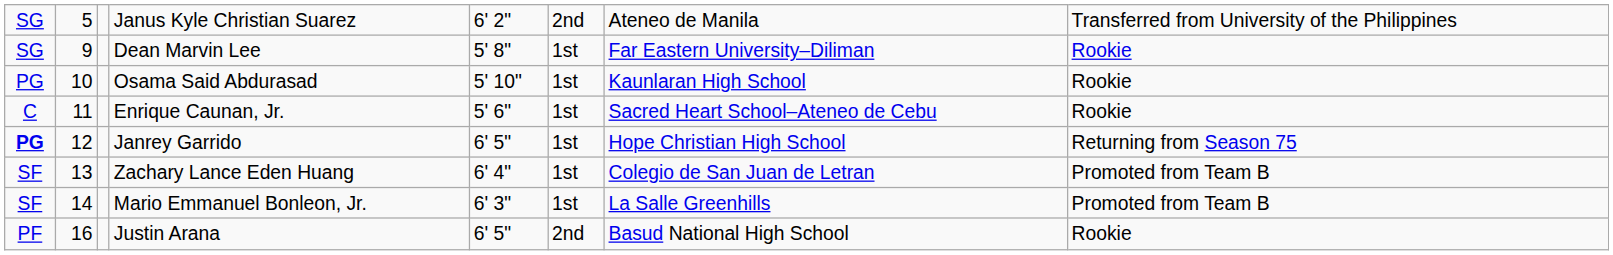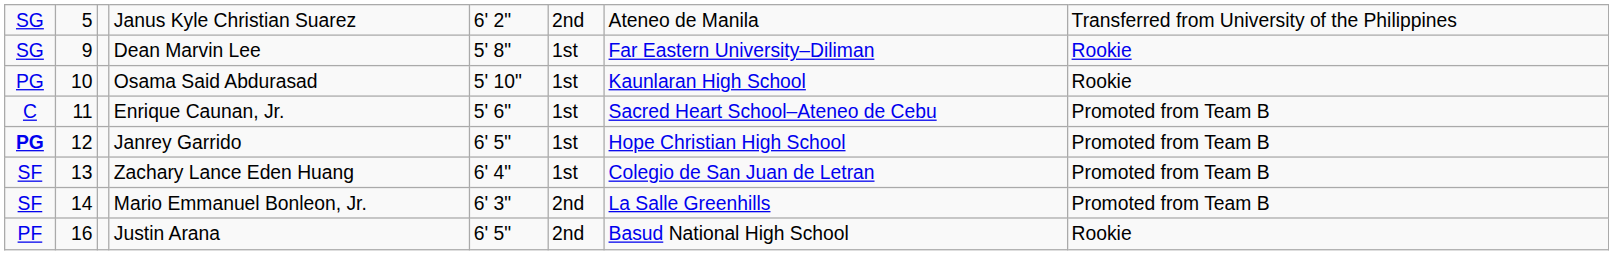(1102, 112) Rookie -> (1171, 112) Promoted from Team B
(1184, 142) Returning from Season 75 -> (1171, 142) Promoted from Team B
(565, 203) 1st -> (568, 203) 2nd
